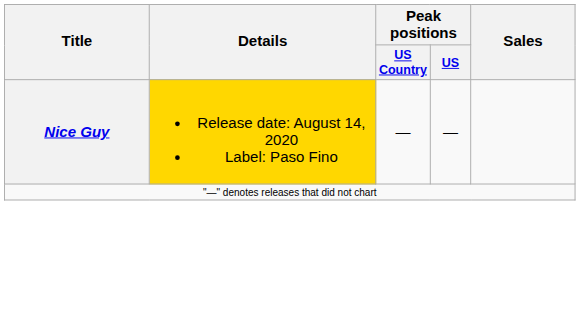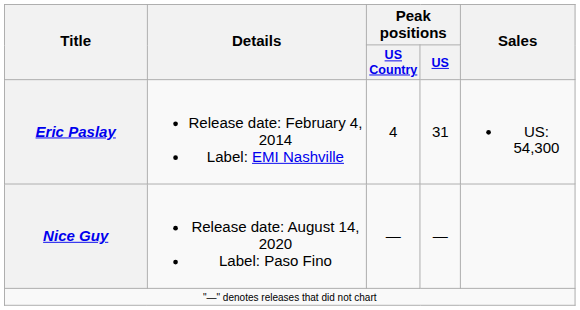+ row: (76, 131)
(263, 140) gold background -> (257, 245) no background
